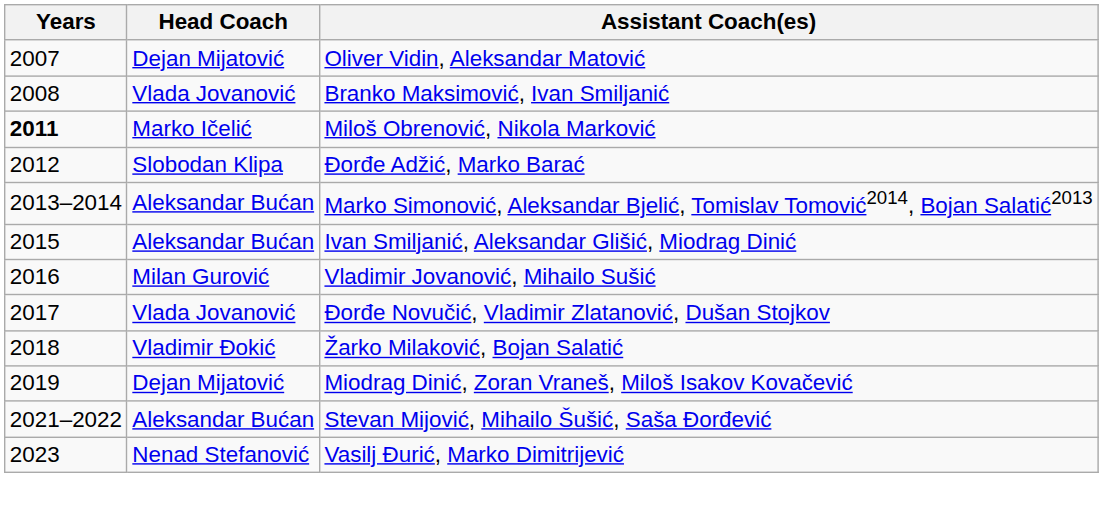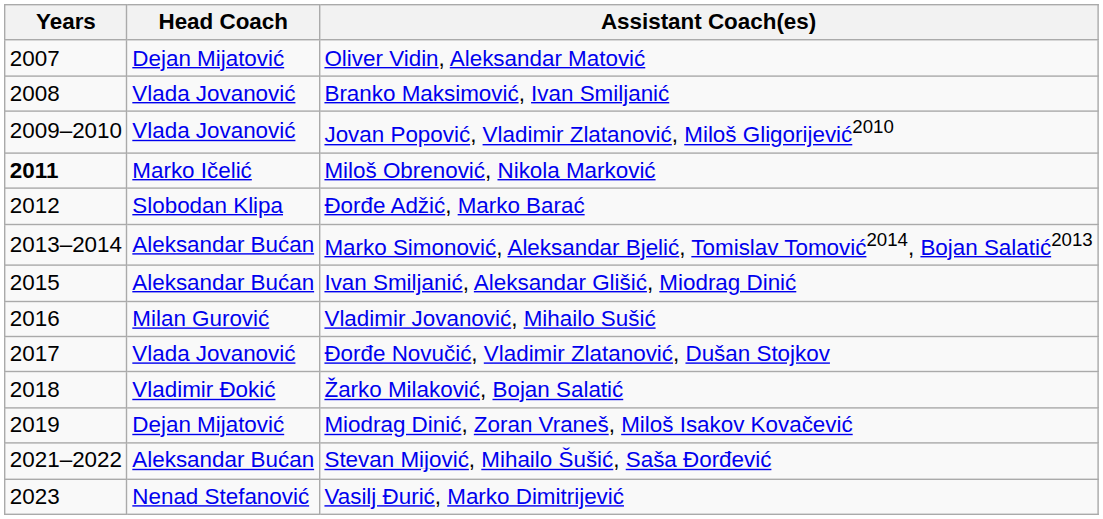+ row: (609, 131)
